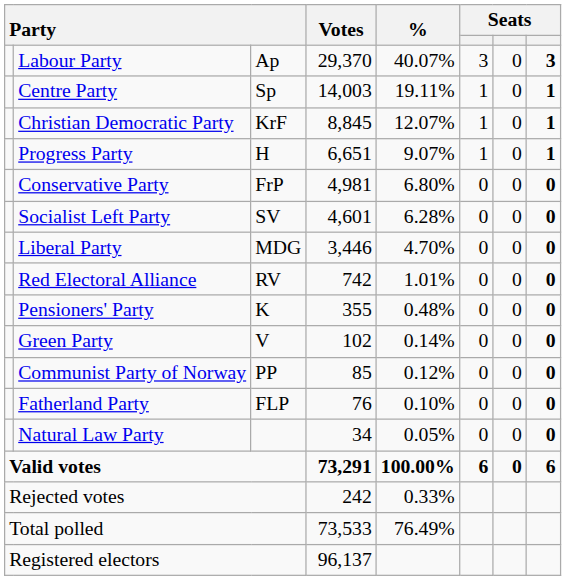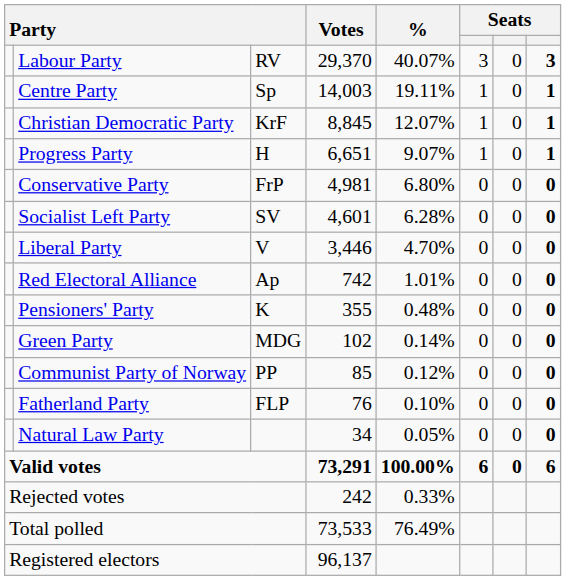(267, 60) Ap -> (268, 60) RV
(278, 247) MDG -> (262, 247) V
(268, 278) RV -> (267, 278) Ap
(262, 341) V -> (278, 341) MDG
